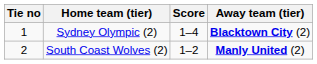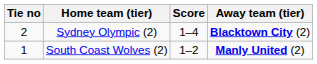(24, 31) 1 -> (24, 31) 2
(24, 50) 2 -> (24, 50) 1
